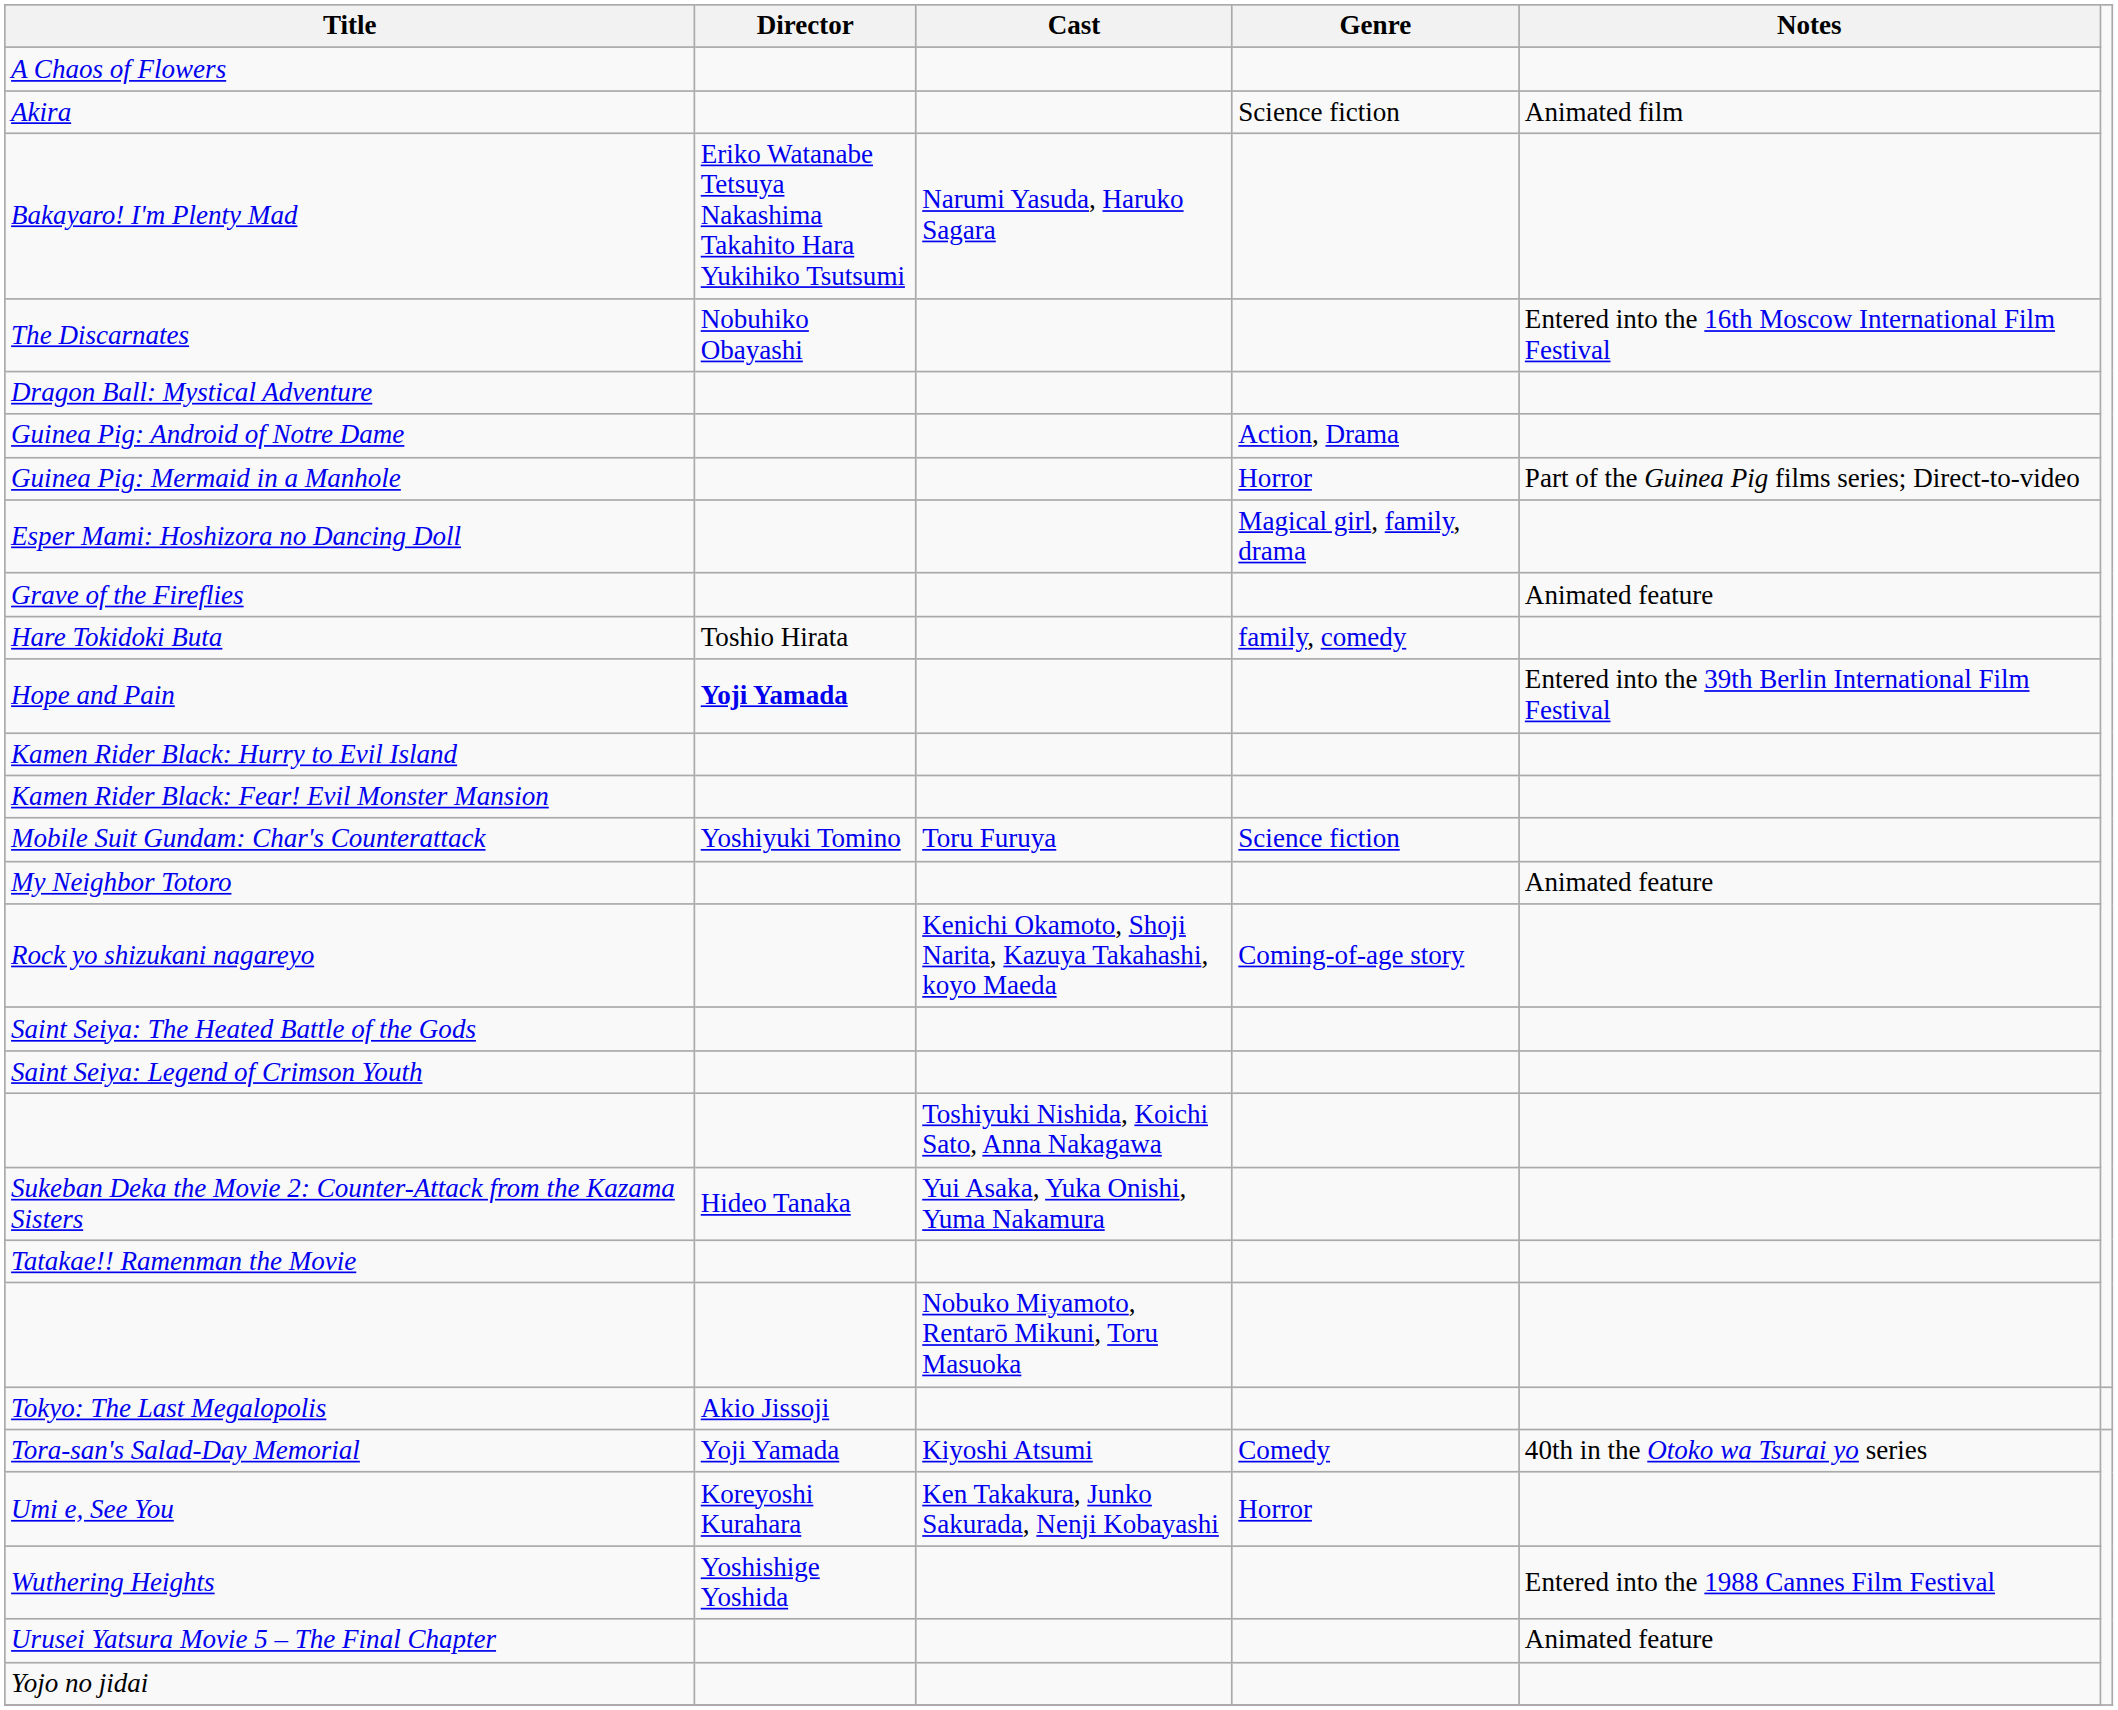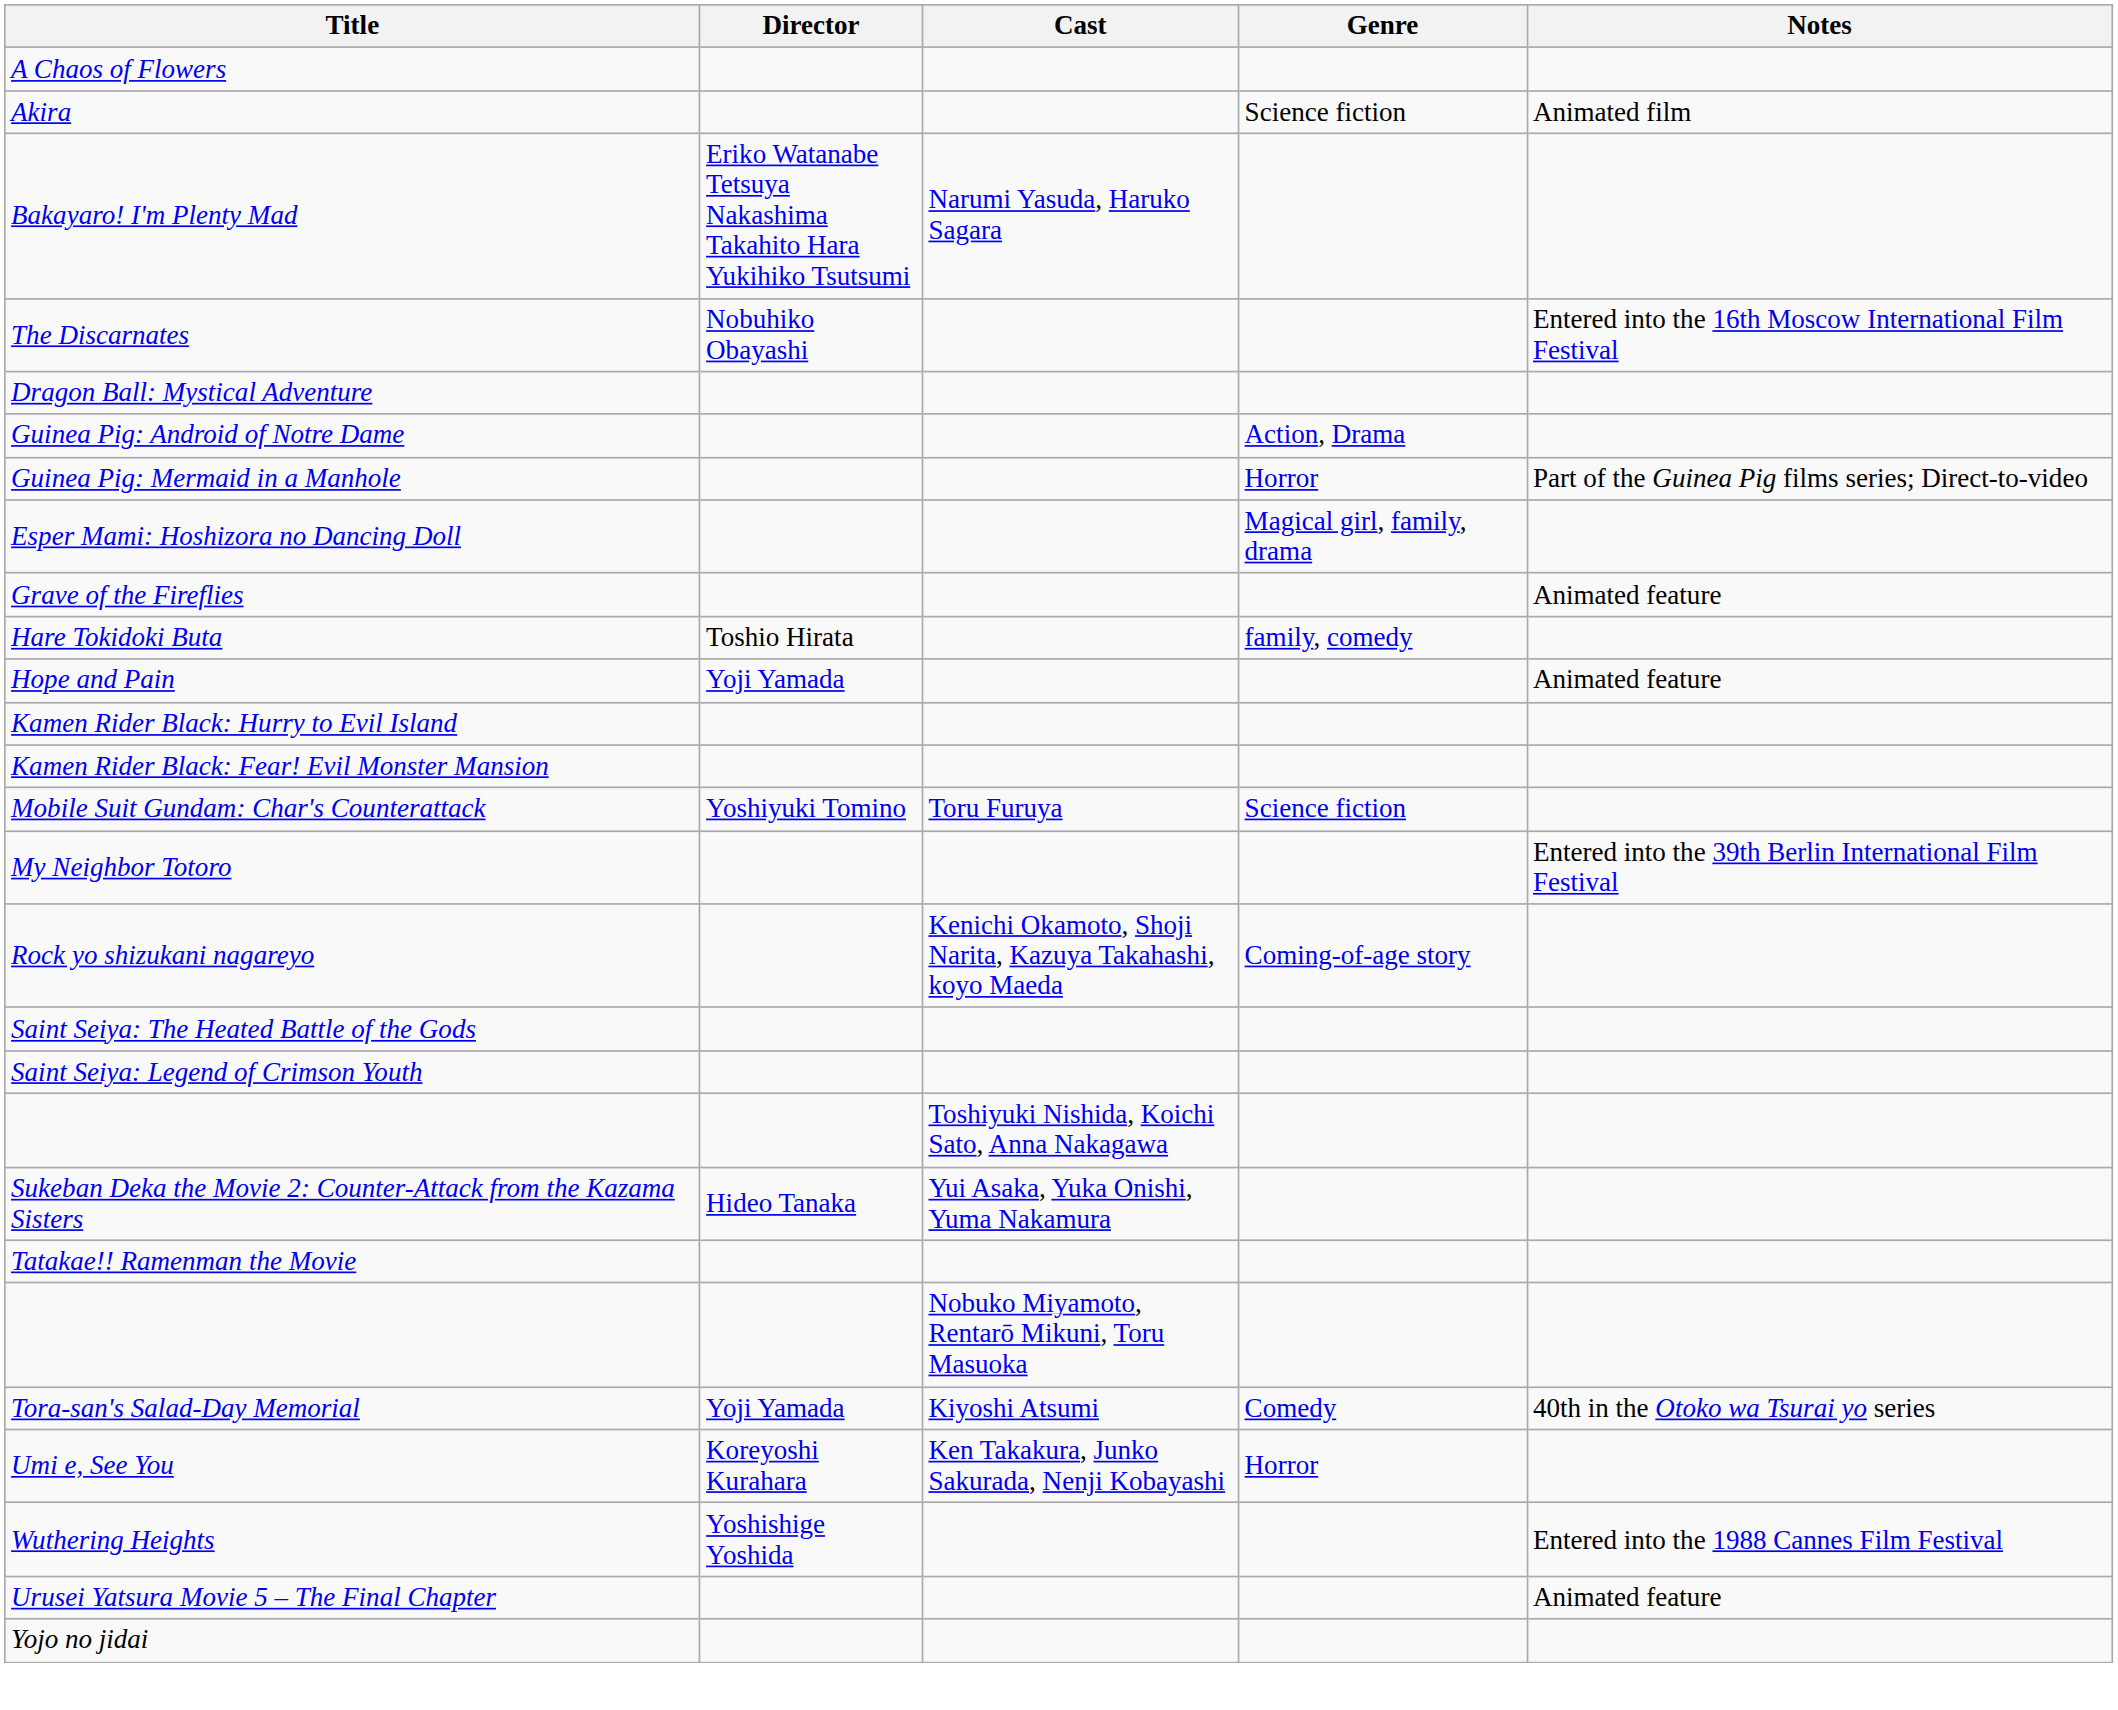(774, 695) bold -> (775, 680) normal
(1777, 695) Entered into the 39th Berlin International Film Festival -> (1627, 680) Animated feature
(1619, 882) Animated feature -> (1785, 866) Entered into the 39th Berlin International Film Festival
- row: (169, 1407)
